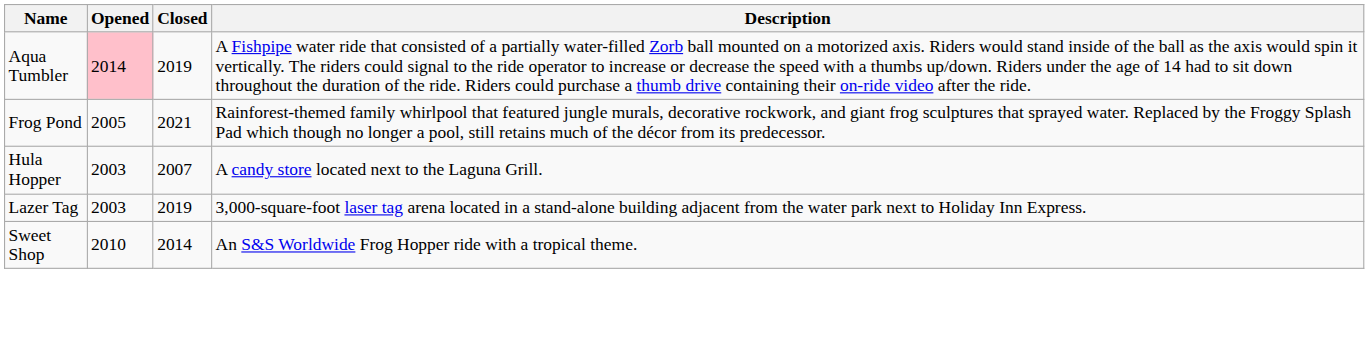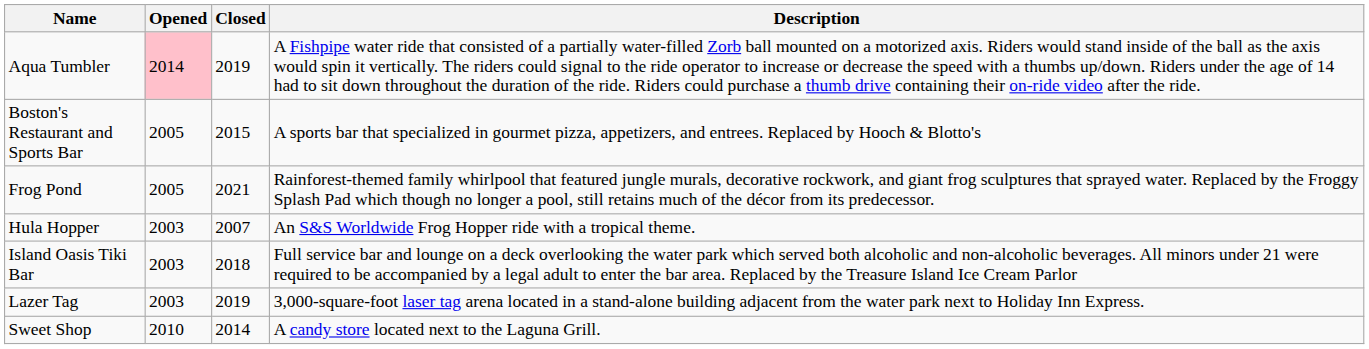+ row: (61, 132)
(379, 169) A candy store located next to the Laguna Grill. -> (484, 227) An S&S Worldwide Frog Hopper ride with a tropical theme.
+ row: (68, 264)
(426, 244) An S&S Worldwide Frog Hopper ride with a tropical theme. -> (437, 329) A candy store located next to the Laguna Grill.
